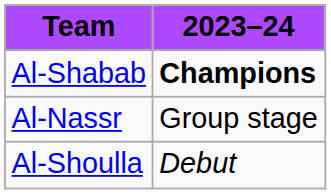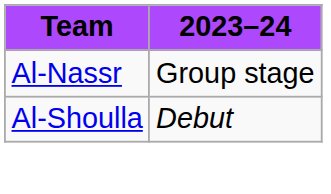- row: (79, 73)
